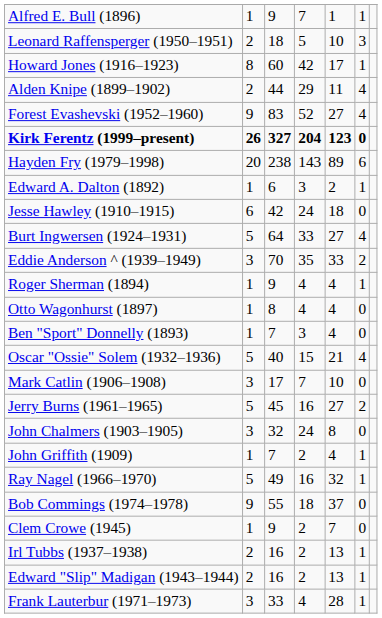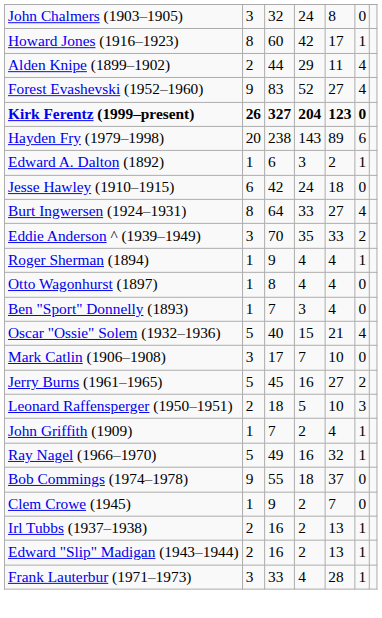- row: (74, 16)
rows swapped: (95, 430) <-> (120, 41)
(249, 235) 5 -> (249, 211) 8
